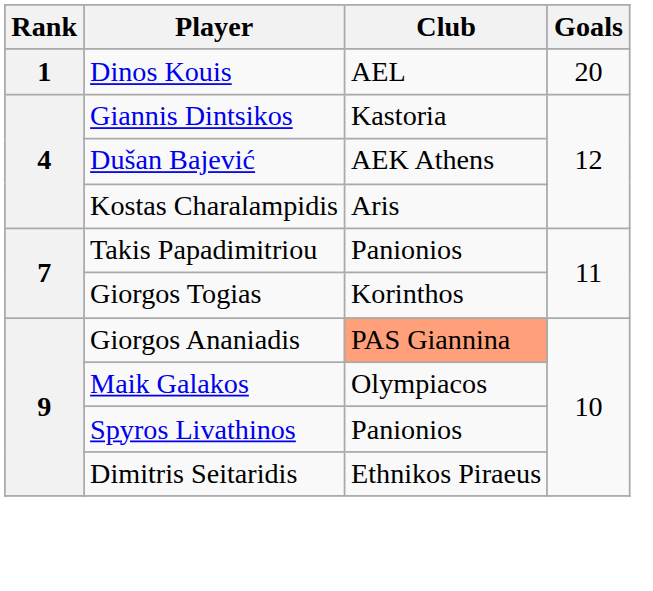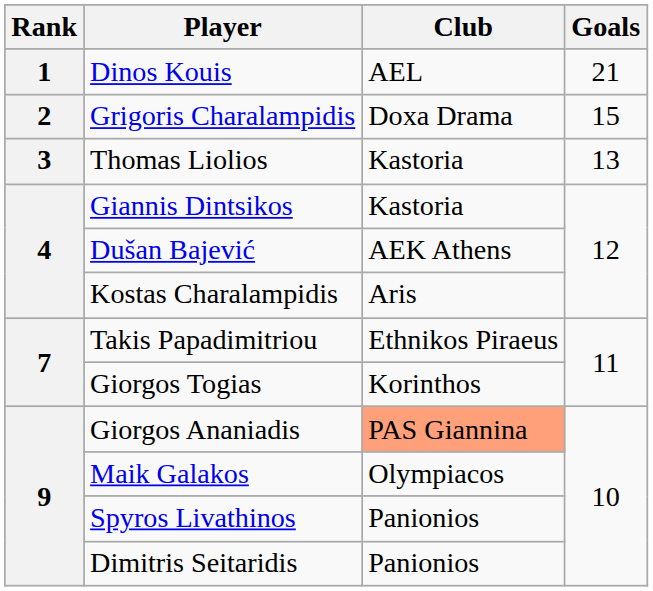(589, 71) 20 -> (606, 71) 21
+ row: (223, 116)
+ row: (179, 160)
(407, 250) Panionios -> (463, 339) Ethnikos Piraeus
(446, 473) Ethnikos Piraeus -> (424, 562) Panionios
